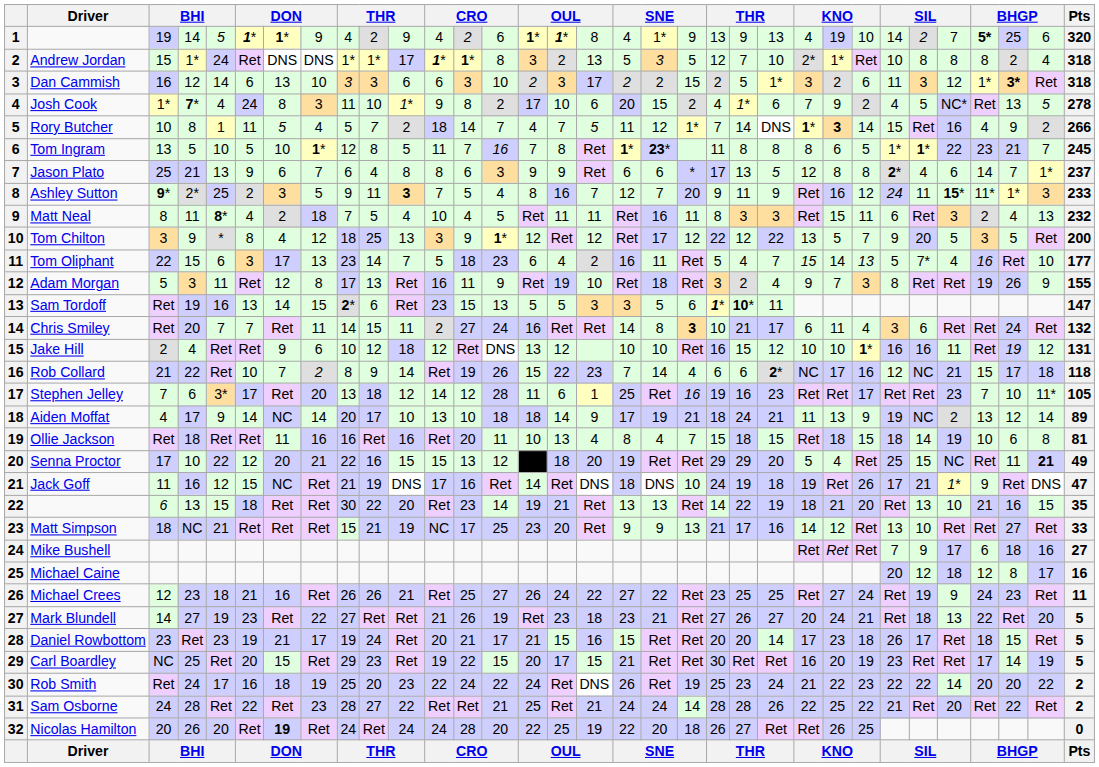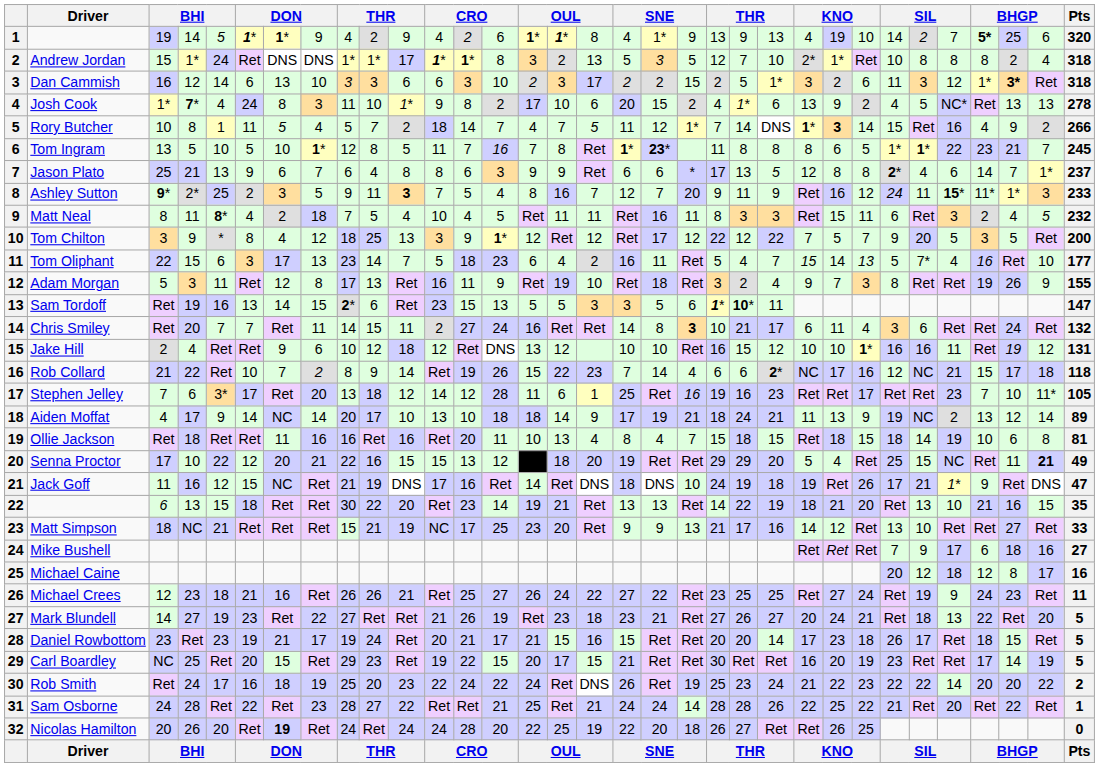(809, 104) 7 -> (809, 104) 13
(1046, 104) 5 -> (1046, 104) 13
(1046, 216) 13 -> (1046, 216) 5
(809, 238) 13 -> (809, 238) 7
(1079, 706) 2 -> (1079, 706) 1
